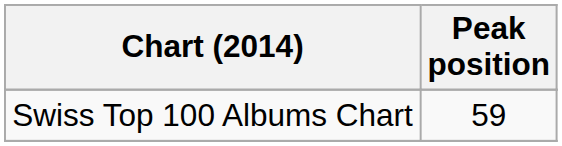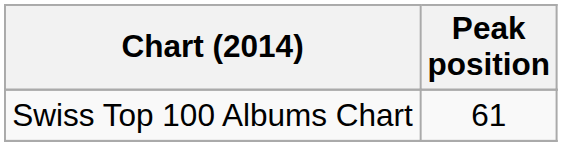(489, 114) 59 -> (489, 114) 61
